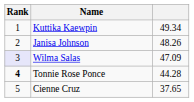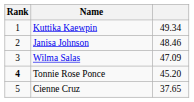(171, 43) 48.26 -> (171, 43) 48.46
(18, 58) lavender background -> (18, 58) no background
(171, 73) 44.28 -> (171, 73) 45.20
